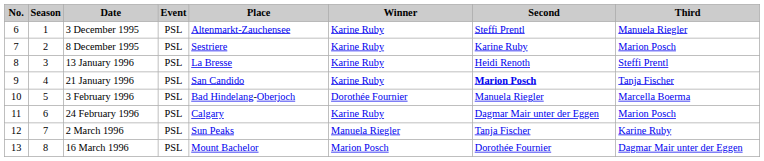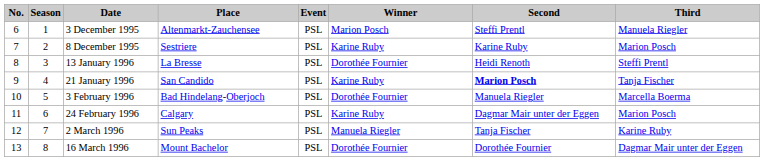columns swapped: (259, 12) <-> (173, 12)
(358, 29) Karine Ruby -> (360, 29) Marion Posch
(358, 63) Karine Ruby -> (369, 63) Dorothée Fournier
(360, 147) Marion Posch -> (369, 147) Dorothée Fournier
